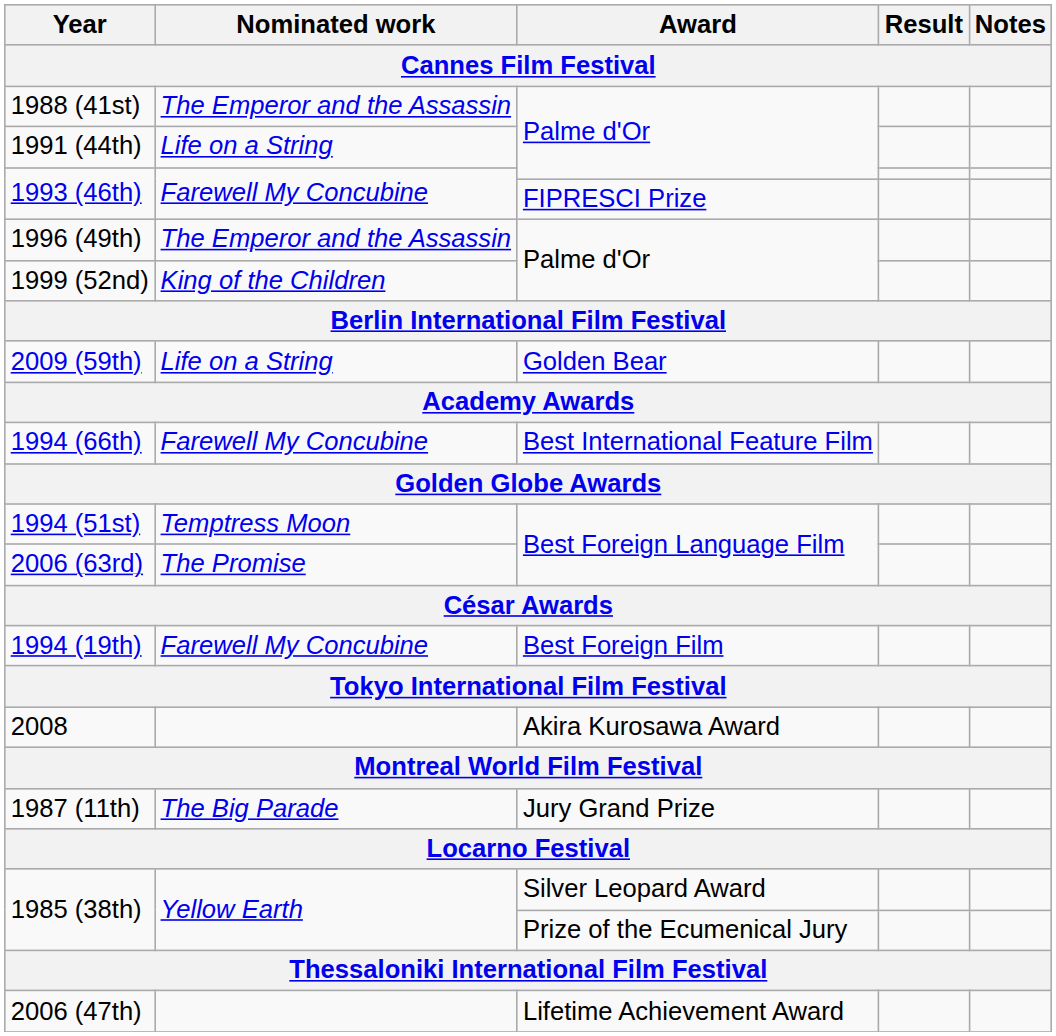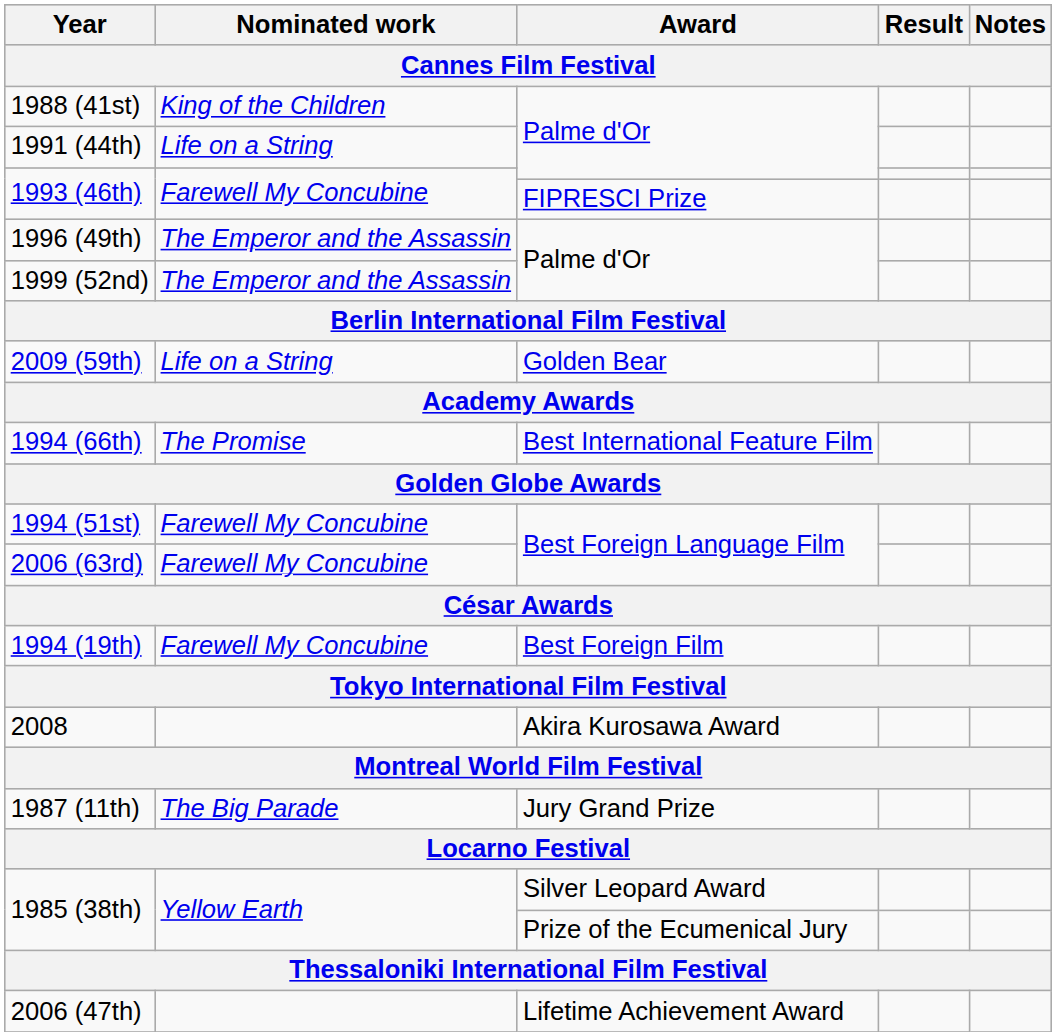(336, 106) The Emperor and the Assassin -> (273, 106) King of the Children
(273, 280) King of the Children -> (336, 280) The Emperor and the Assassin
(294, 442) Farewell My Concubine -> (233, 442) The Promise
(255, 523) Temptress Moon -> (294, 523) Farewell My Concubine
(233, 564) The Promise -> (294, 564) Farewell My Concubine
